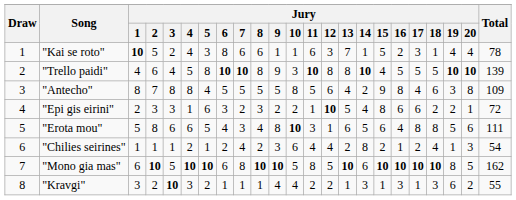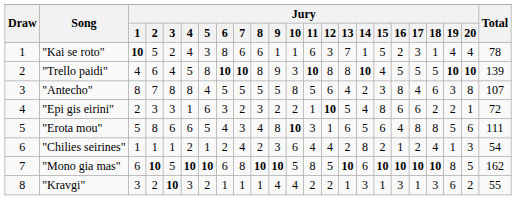(383, 90) 9 -> (383, 90) 3
(495, 90) 109 -> (495, 90) 107
